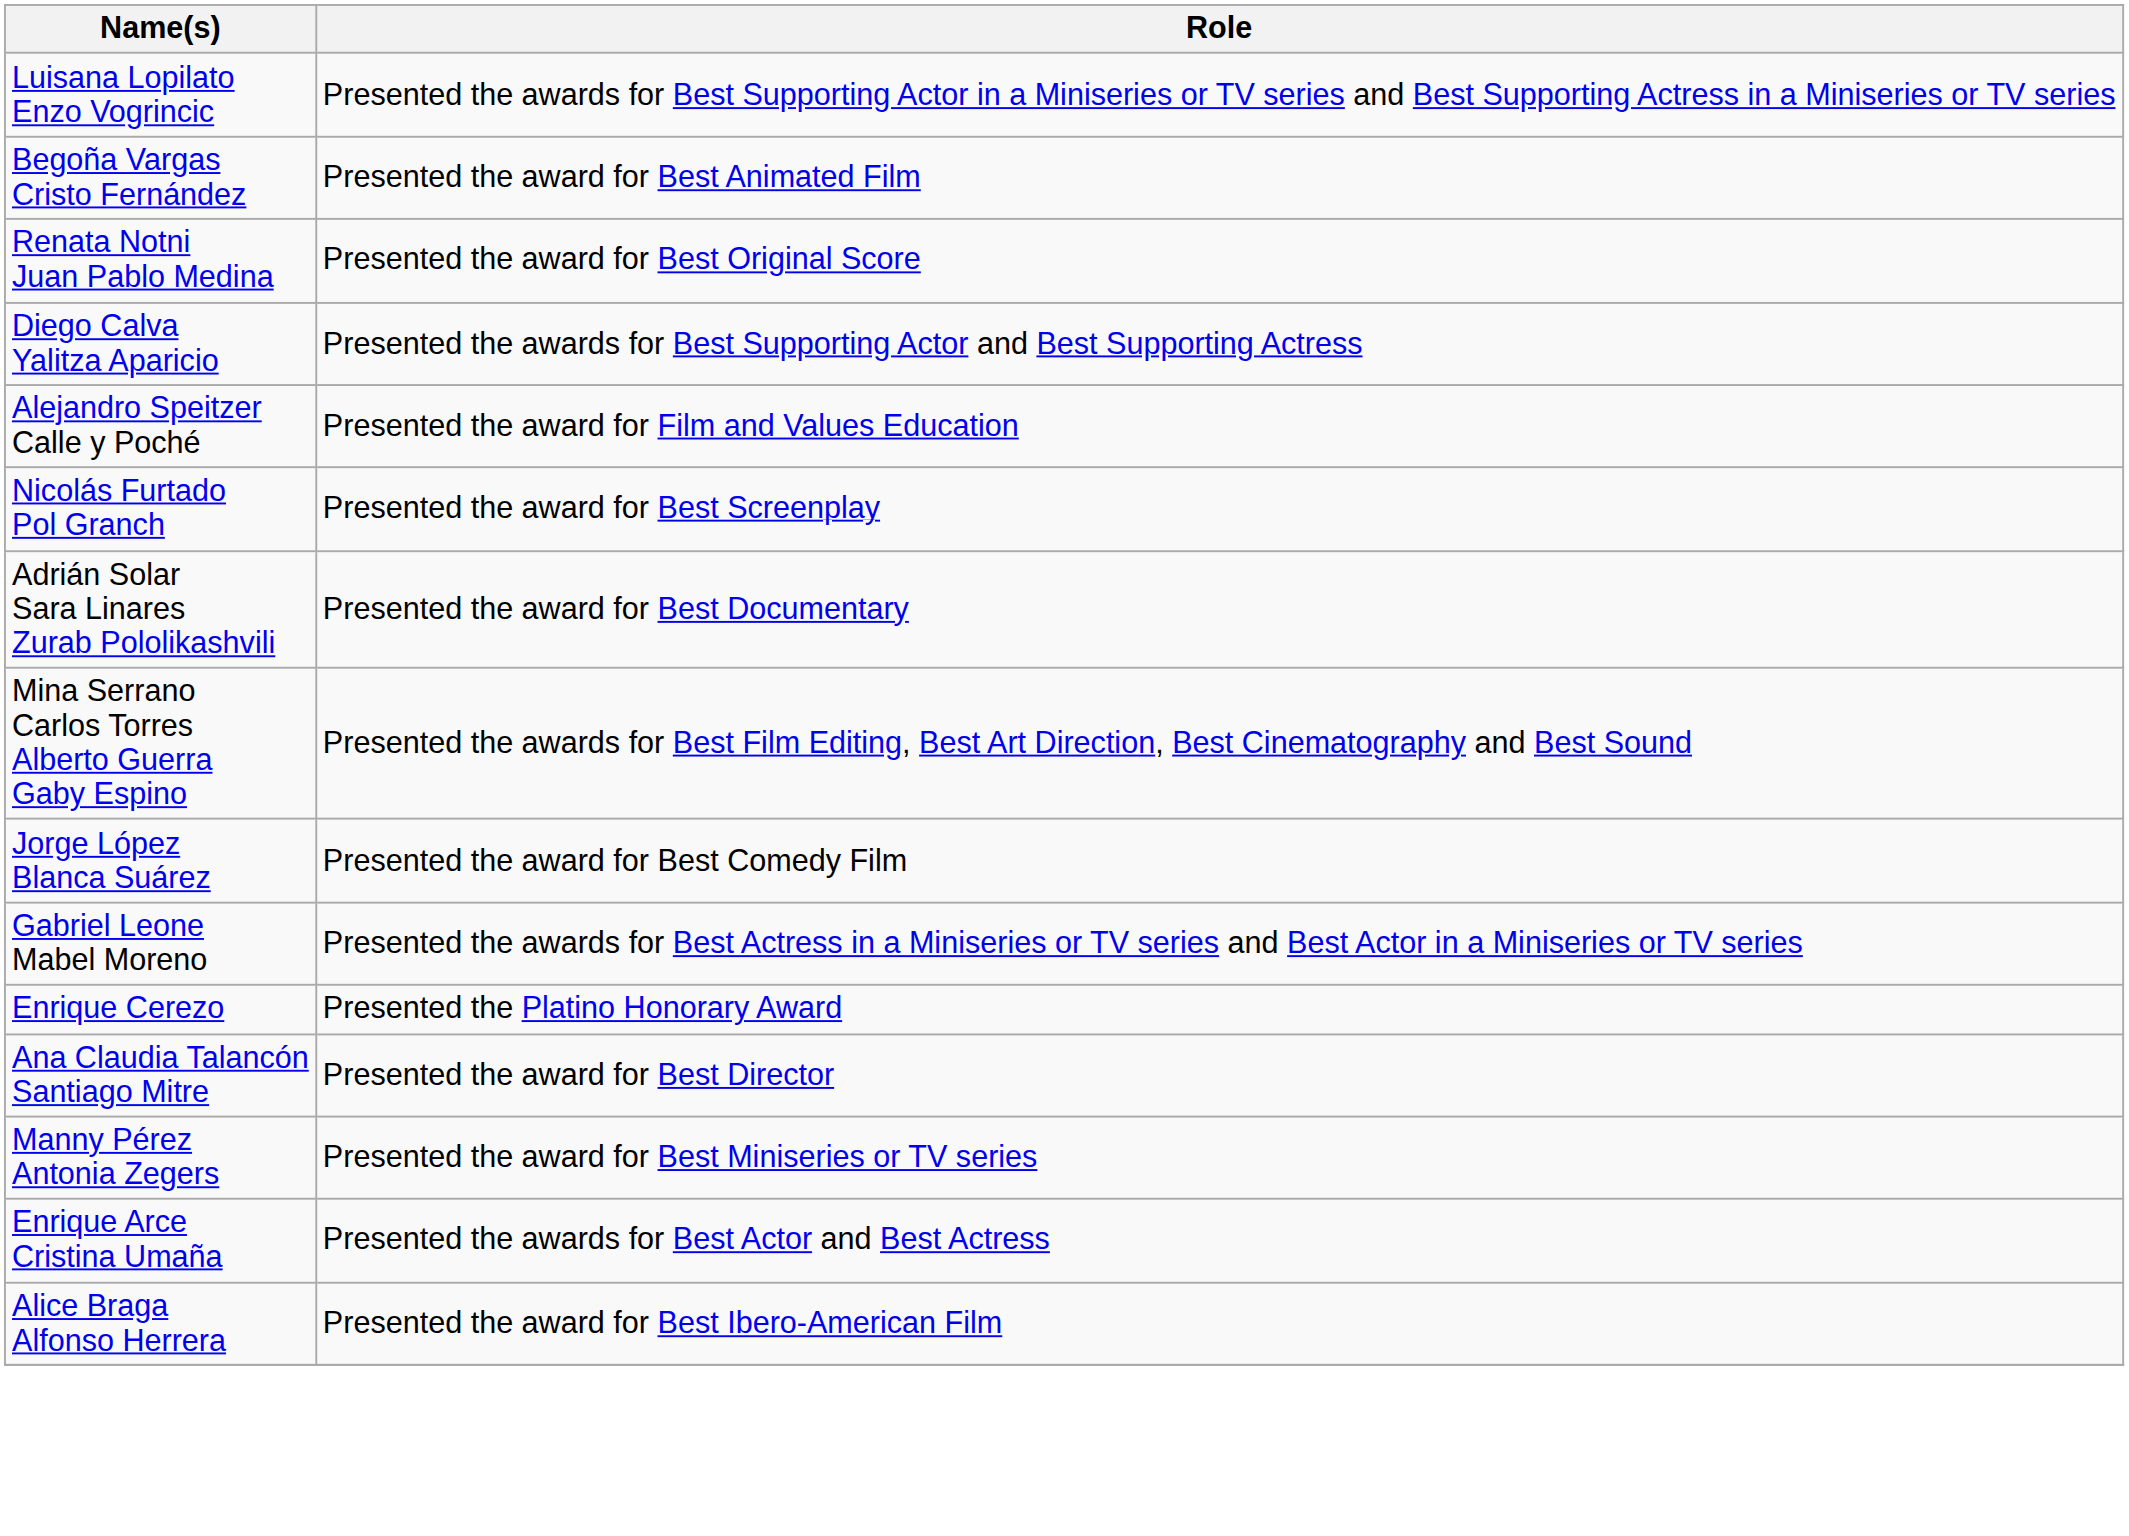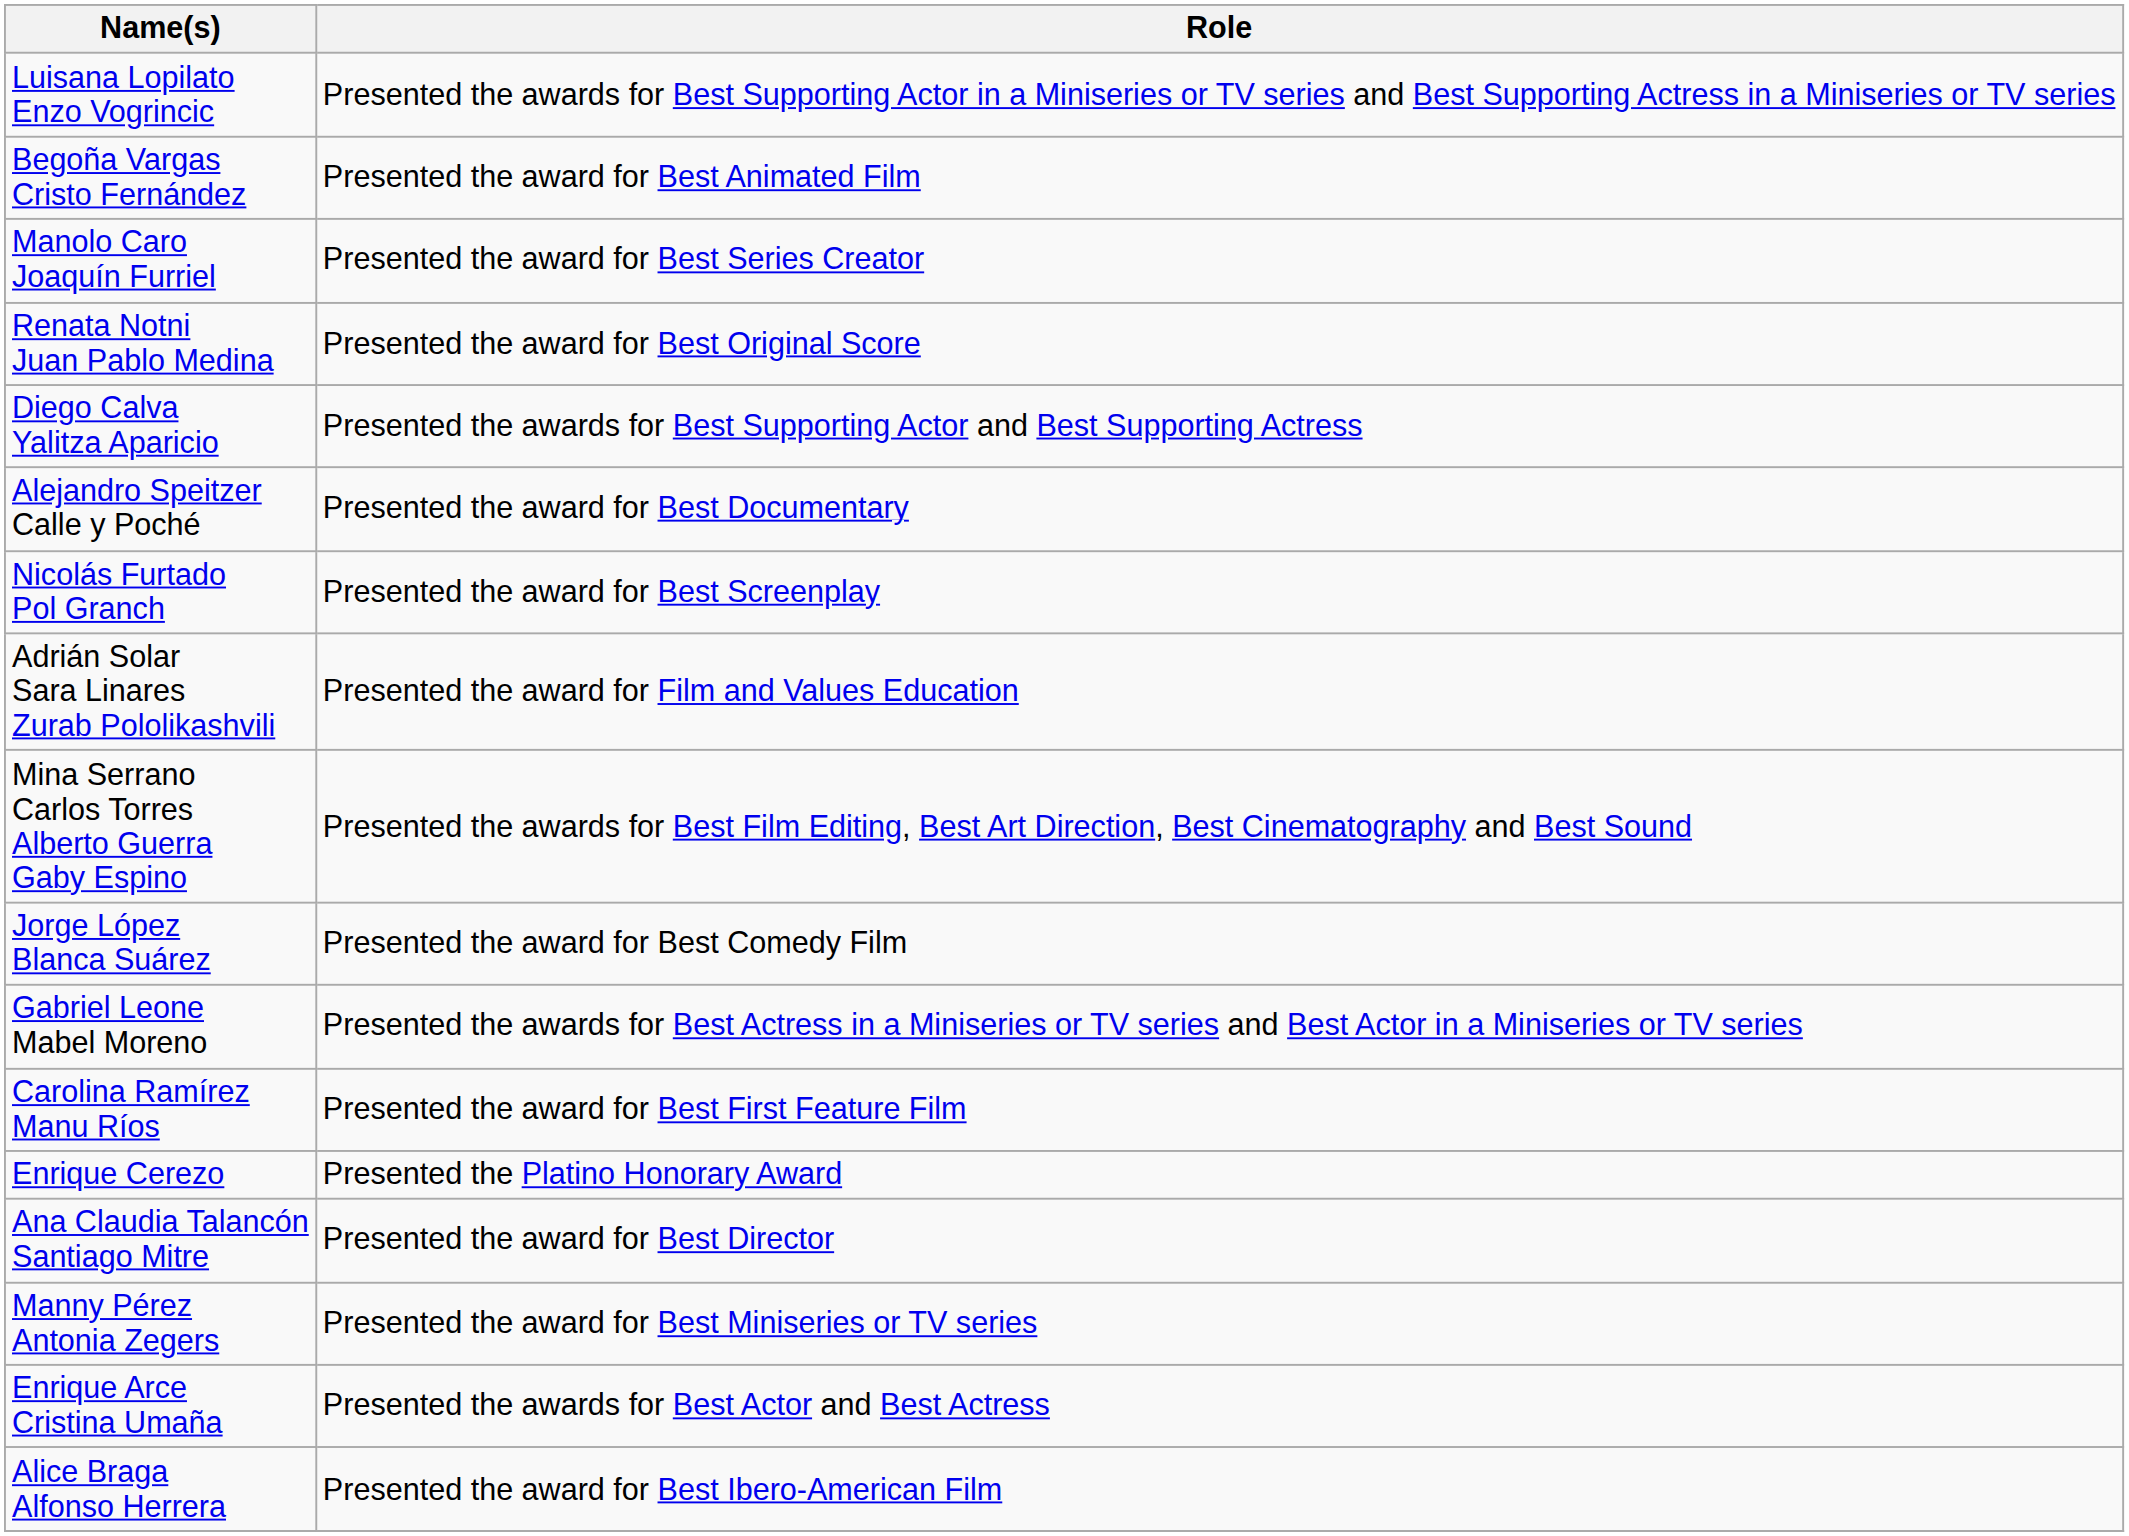+ row: (114, 260)
(671, 425) Presented the award for Film and Values Education -> (616, 508) Presented the award for Best Documentary
(616, 608) Presented the award for Best Documentary -> (671, 691) Presented the award for Film and Values Education
+ row: (131, 1108)
